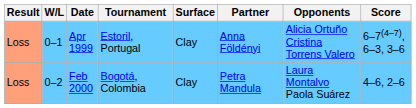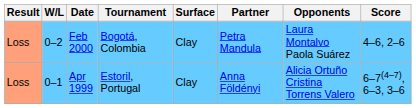rows swapped: (81, 42) <-> (81, 83)
